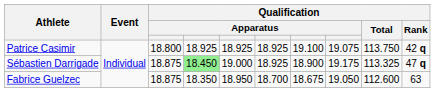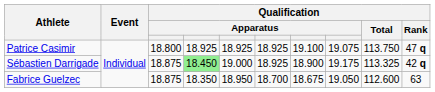(416, 48) 42 q -> (416, 48) 47 q
(416, 64) 47 q -> (416, 64) 42 q
